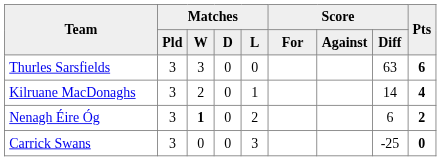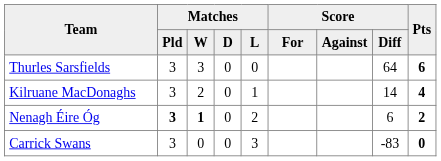(390, 67) 63 -> (390, 67) 64
(172, 118) normal -> (172, 118) bold
(390, 143) -25 -> (390, 143) -83
